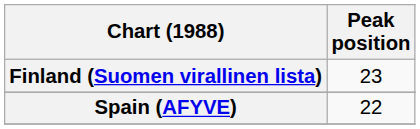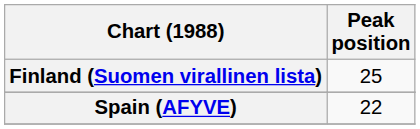(371, 75) 23 -> (371, 75) 25
